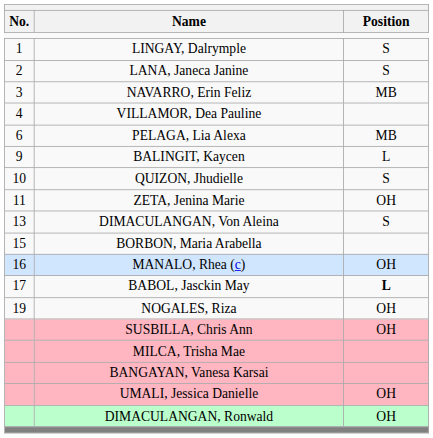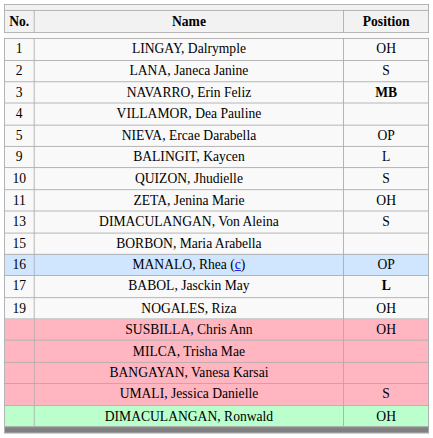(386, 49) S -> (386, 49) OH
(386, 92) normal -> (386, 92) bold
+ row: (19, 135)
- row: (19, 135)
(386, 265) OH -> (386, 265) OP
(386, 394) OH -> (386, 394) S
